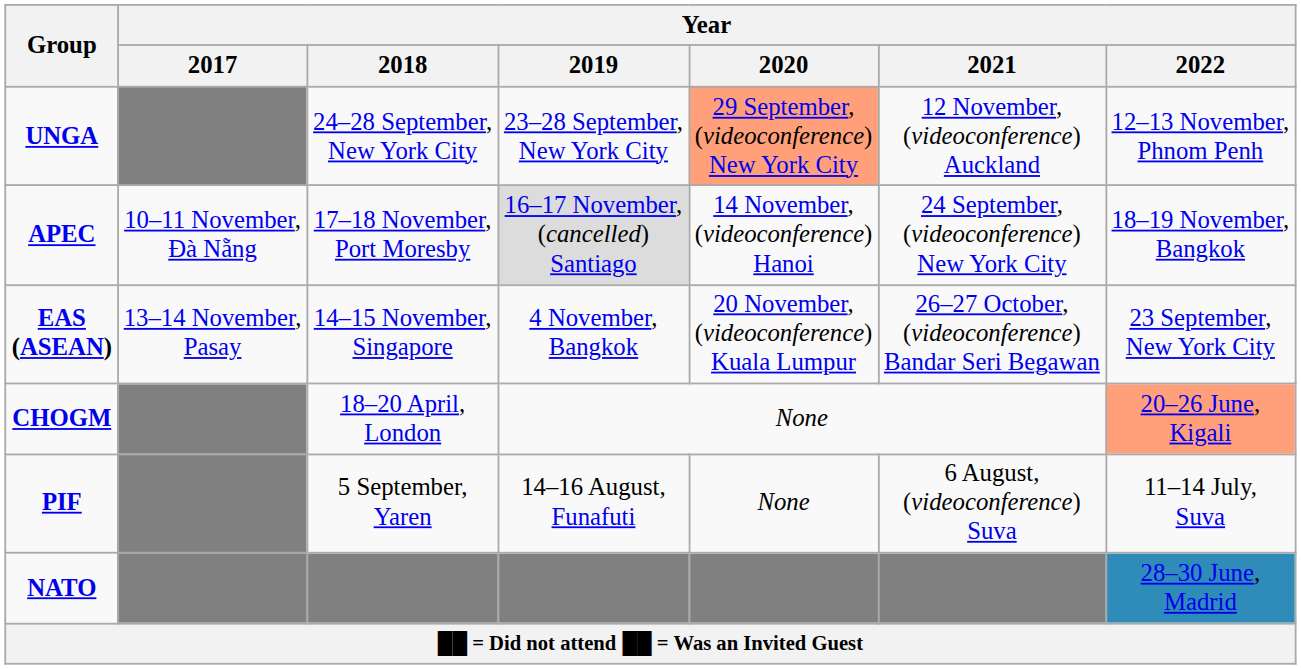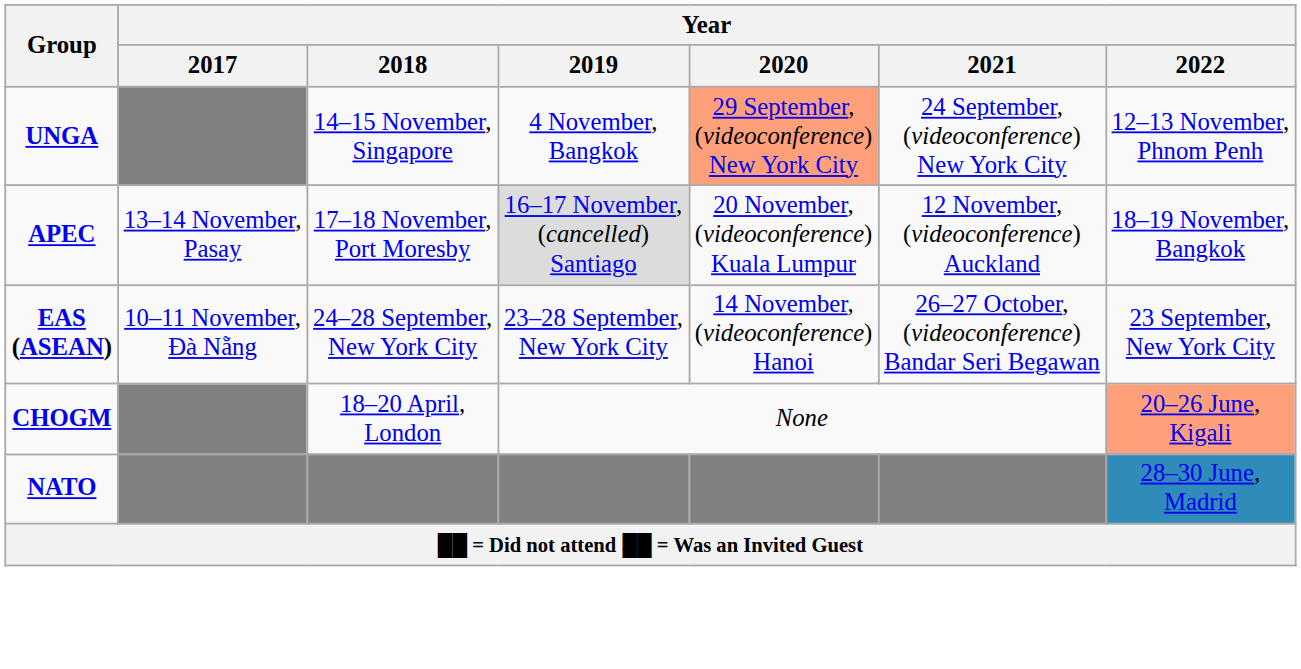(403, 135) 24–28 September, New York City -> (403, 135) 14–15 November, Singapore
(593, 135) 23–28 September, New York City -> (593, 135) 4 November, Bangkok
(992, 135) 12 November, (videoconference) Auckland -> (992, 135) 24 September, (videoconference) New York City
(213, 234) 10–11 November, Đà Nẵng -> (213, 234) 13–14 November, Pasay
(784, 234) 14 November, (videoconference) Hanoi -> (784, 234) 20 November, (videoconference) Kuala Lumpur
(992, 234) 24 September, (videoconference) New York City -> (992, 234) 12 November, (videoconference) Auckland
(213, 333) 13–14 November, Pasay -> (213, 333) 10–11 November, Đà Nẵng
(403, 333) 14–15 November, Singapore -> (403, 333) 24–28 September, New York City
(593, 333) 4 November, Bangkok -> (593, 333) 23–28 September, New York City
(784, 333) 20 November, (videoconference) Kuala Lumpur -> (784, 333) 14 November, (videoconference) Hanoi
- row: (62, 502)
